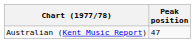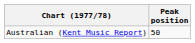(155, 32) 47 -> (155, 32) 50
